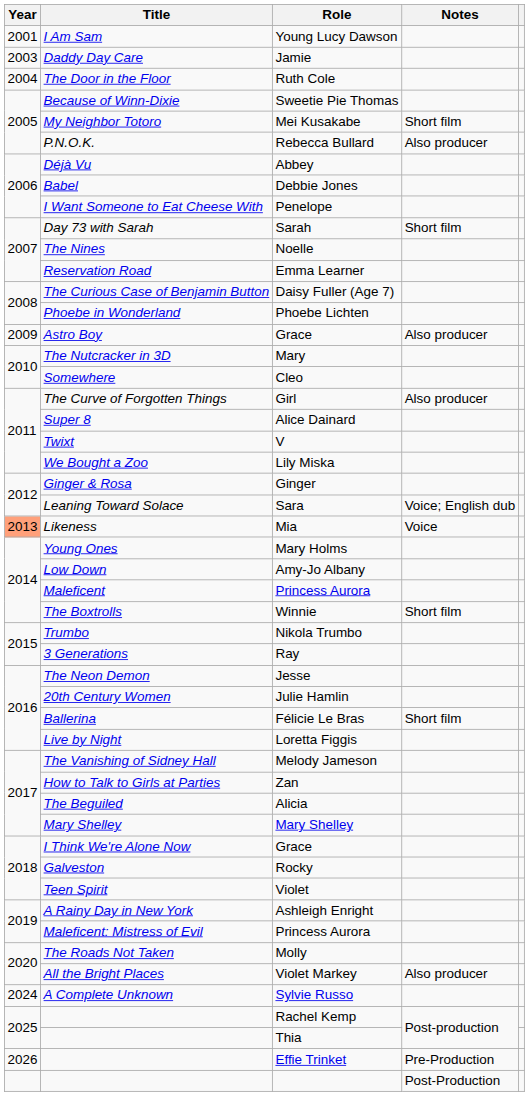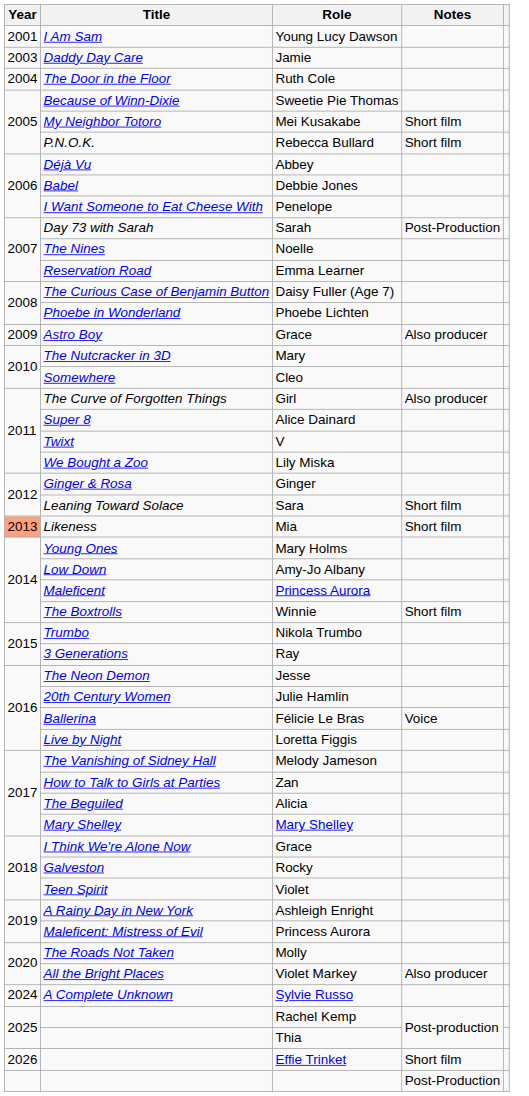(446, 143) Also producer -> (433, 143) Short film
(433, 228) Short film -> (452, 228) Post-Production
(460, 505) Voice; English dub -> (433, 505) Short film
(421, 526) Voice -> (433, 526) Short film
(433, 718) Short film -> (421, 718) Voice
(449, 1059) Pre-Production -> (433, 1059) Short film
